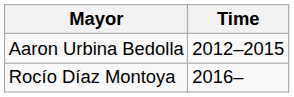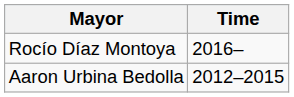rows swapped: (96, 48) <-> (92, 77)
